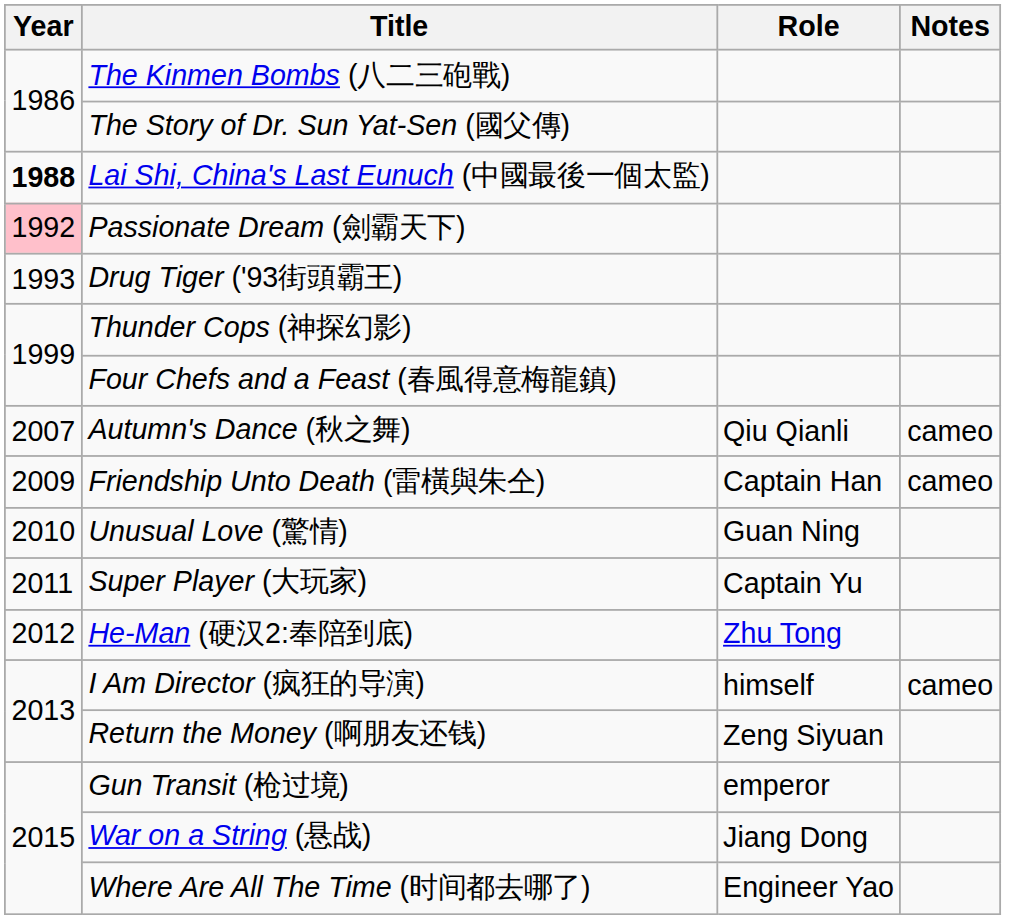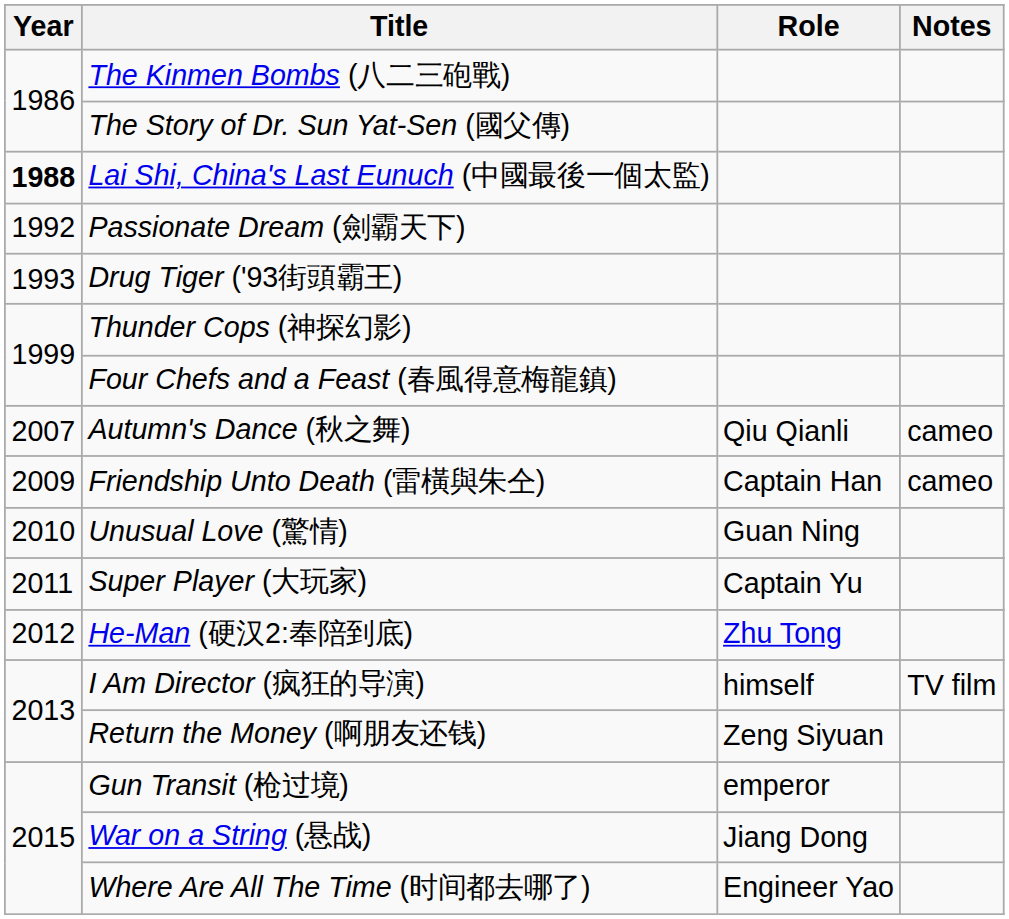(43, 227) pink background -> (43, 227) no background
(950, 684) cameo -> (952, 684) TV film
